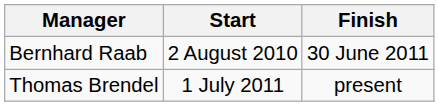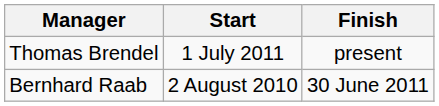rows swapped: (78, 52) <-> (84, 85)
